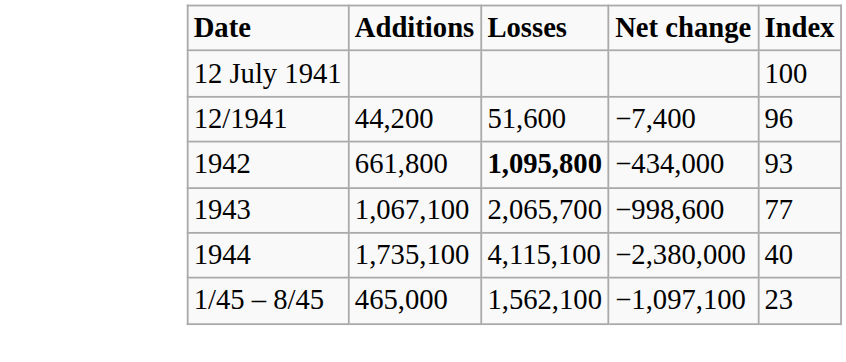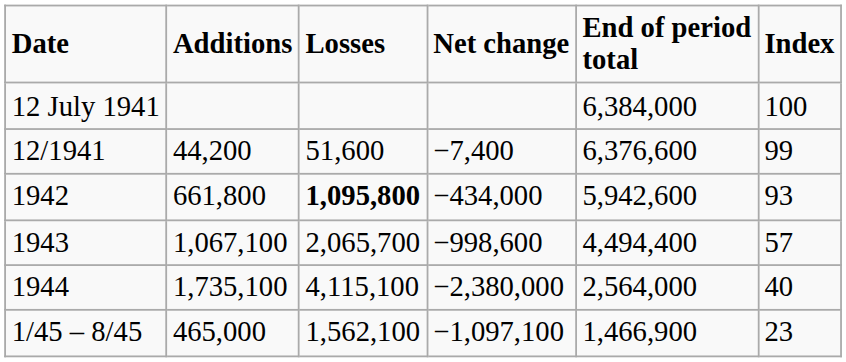+ column: (667, 43)
(779, 118) 96 -> (779, 150) 99
(779, 209) 77 -> (779, 241) 57
